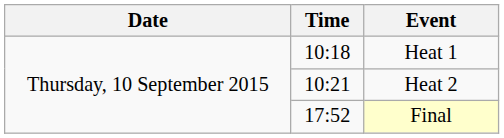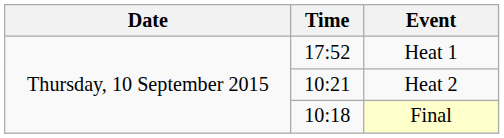(327, 52) 10:18 -> (327, 52) 17:52
(327, 116) 17:52 -> (327, 116) 10:18
